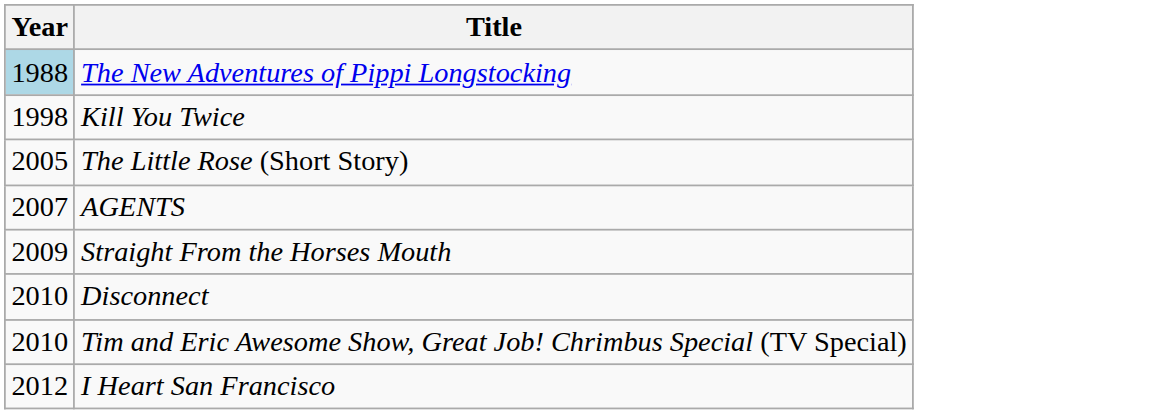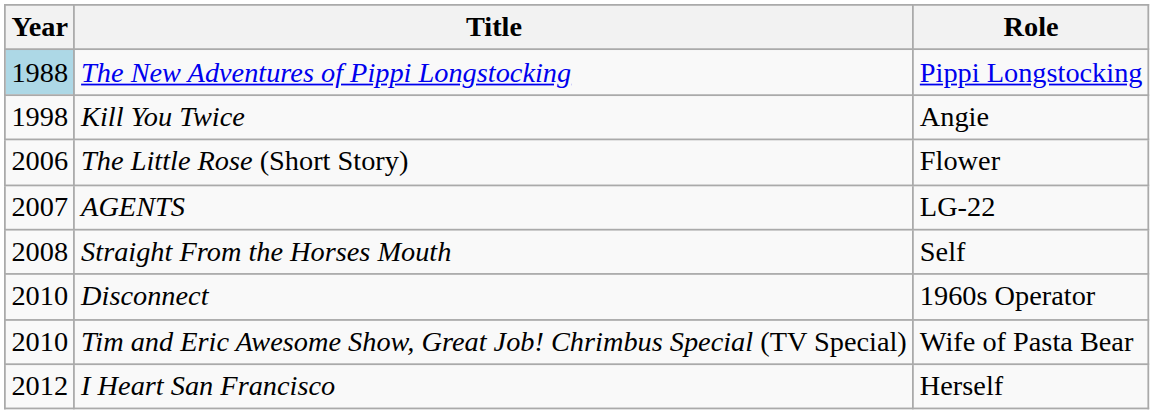+ column: (1031, 26)
(40, 161) 2005 -> (40, 161) 2006
(40, 251) 2009 -> (40, 251) 2008
